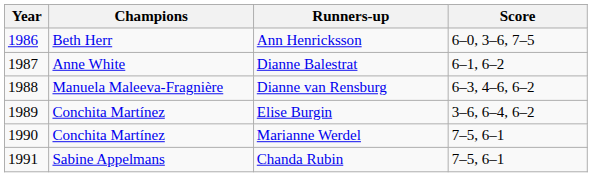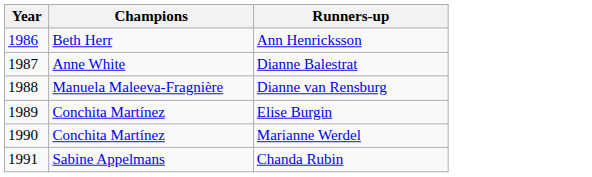- column: (518, 16)
